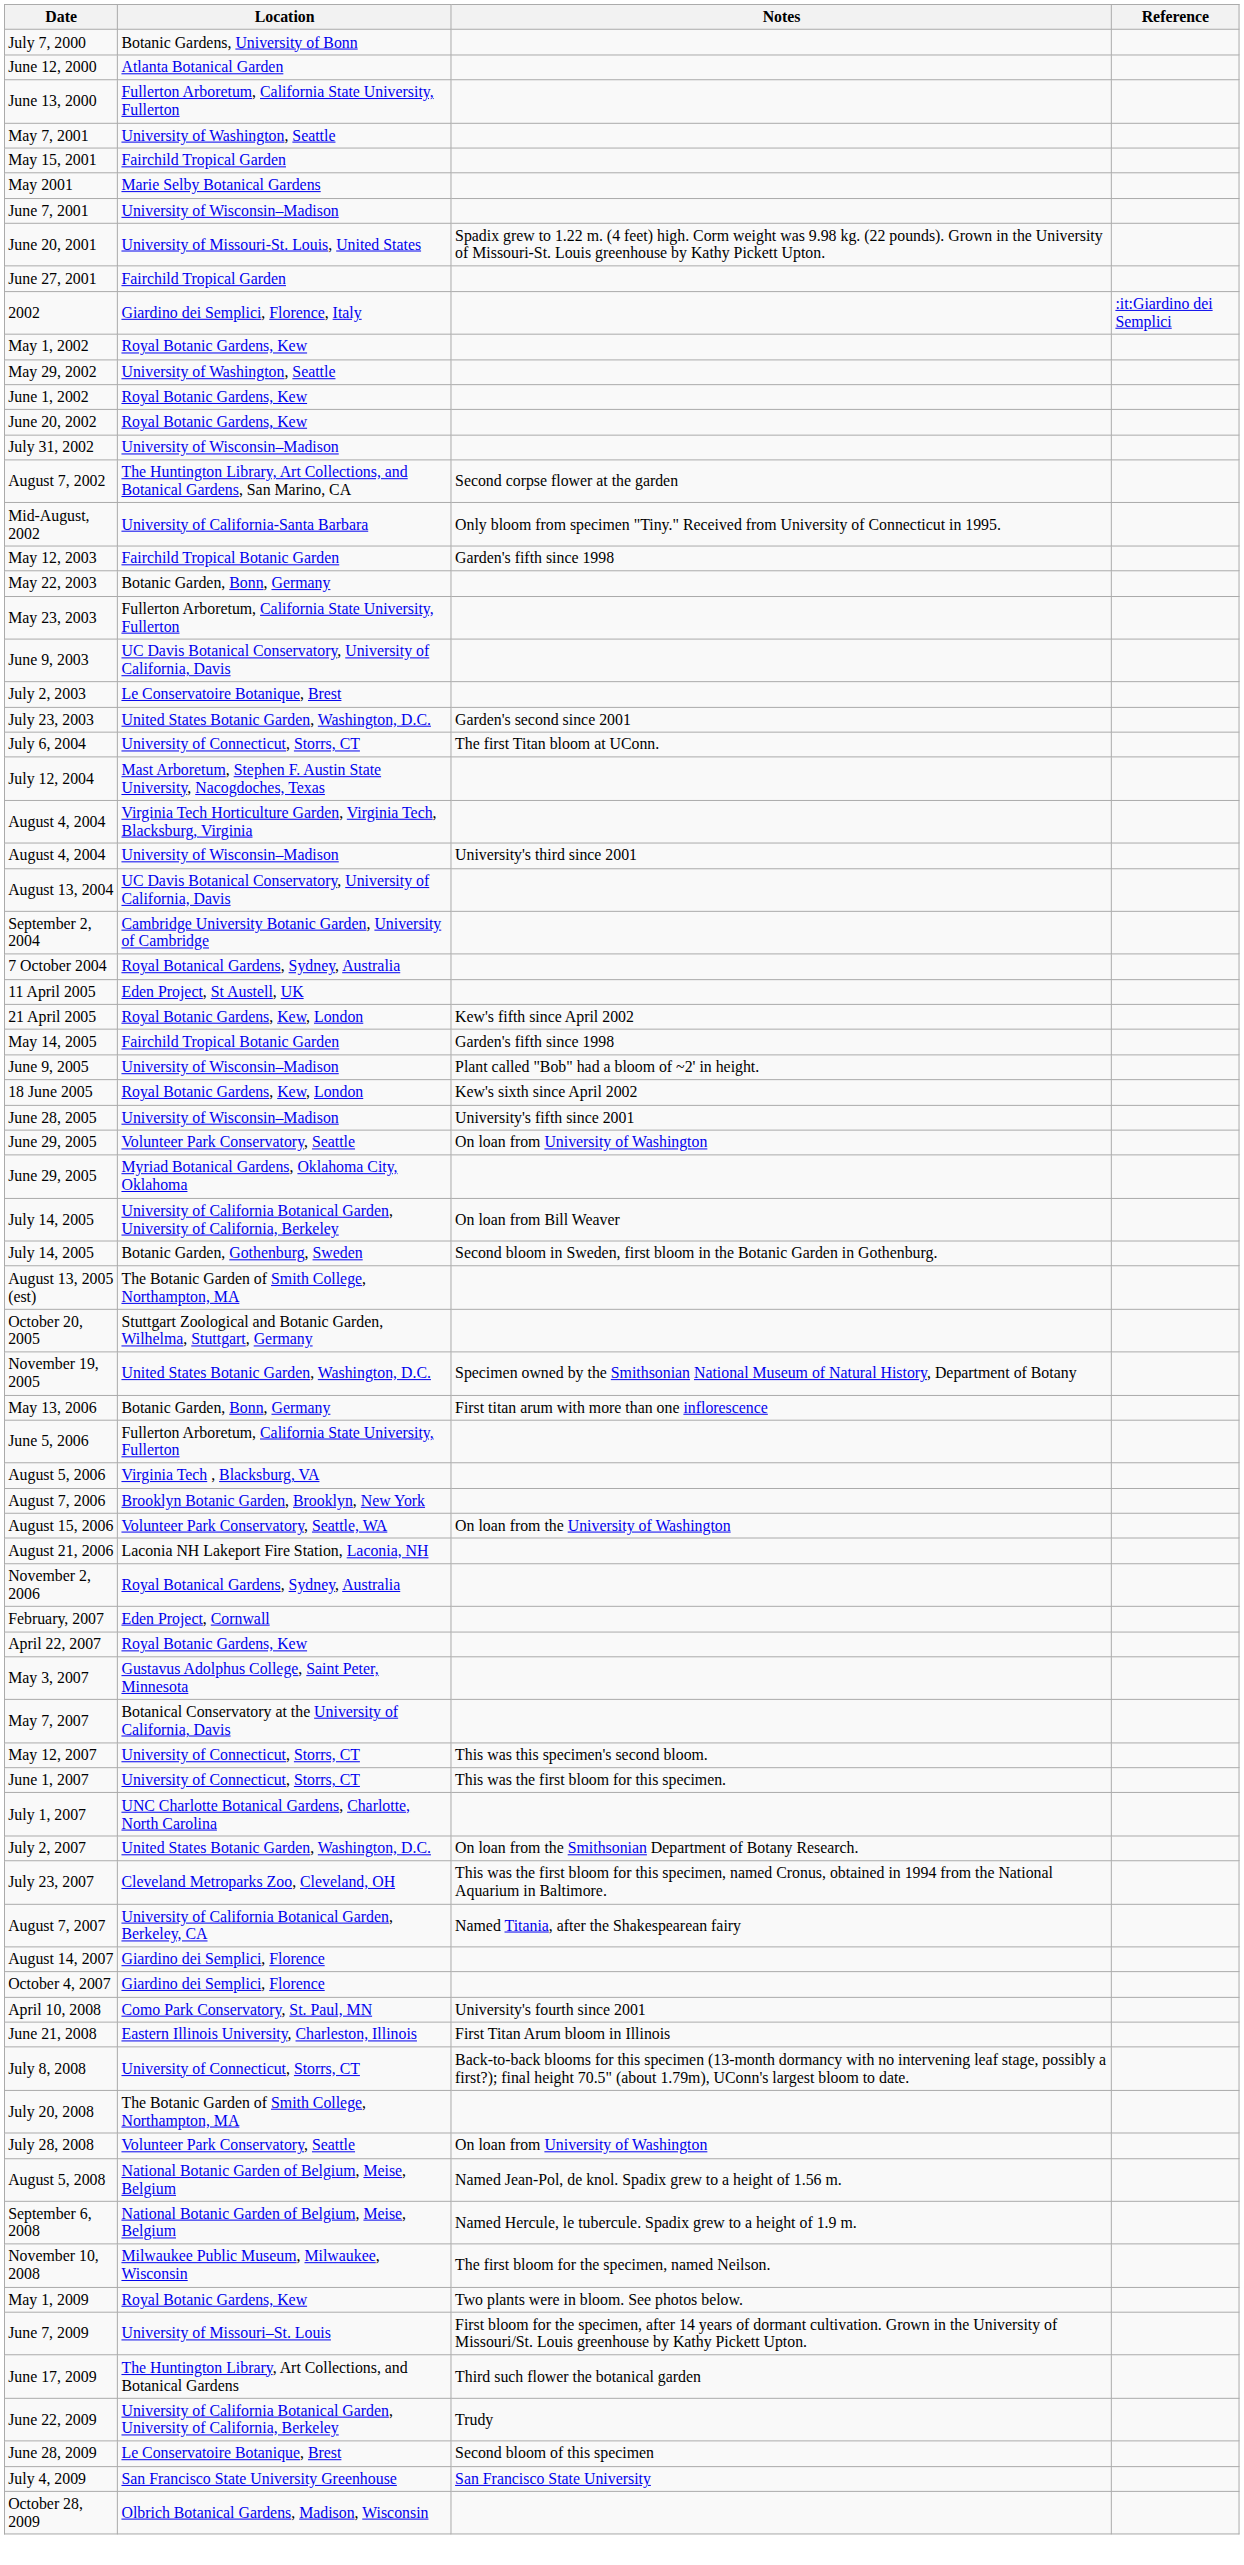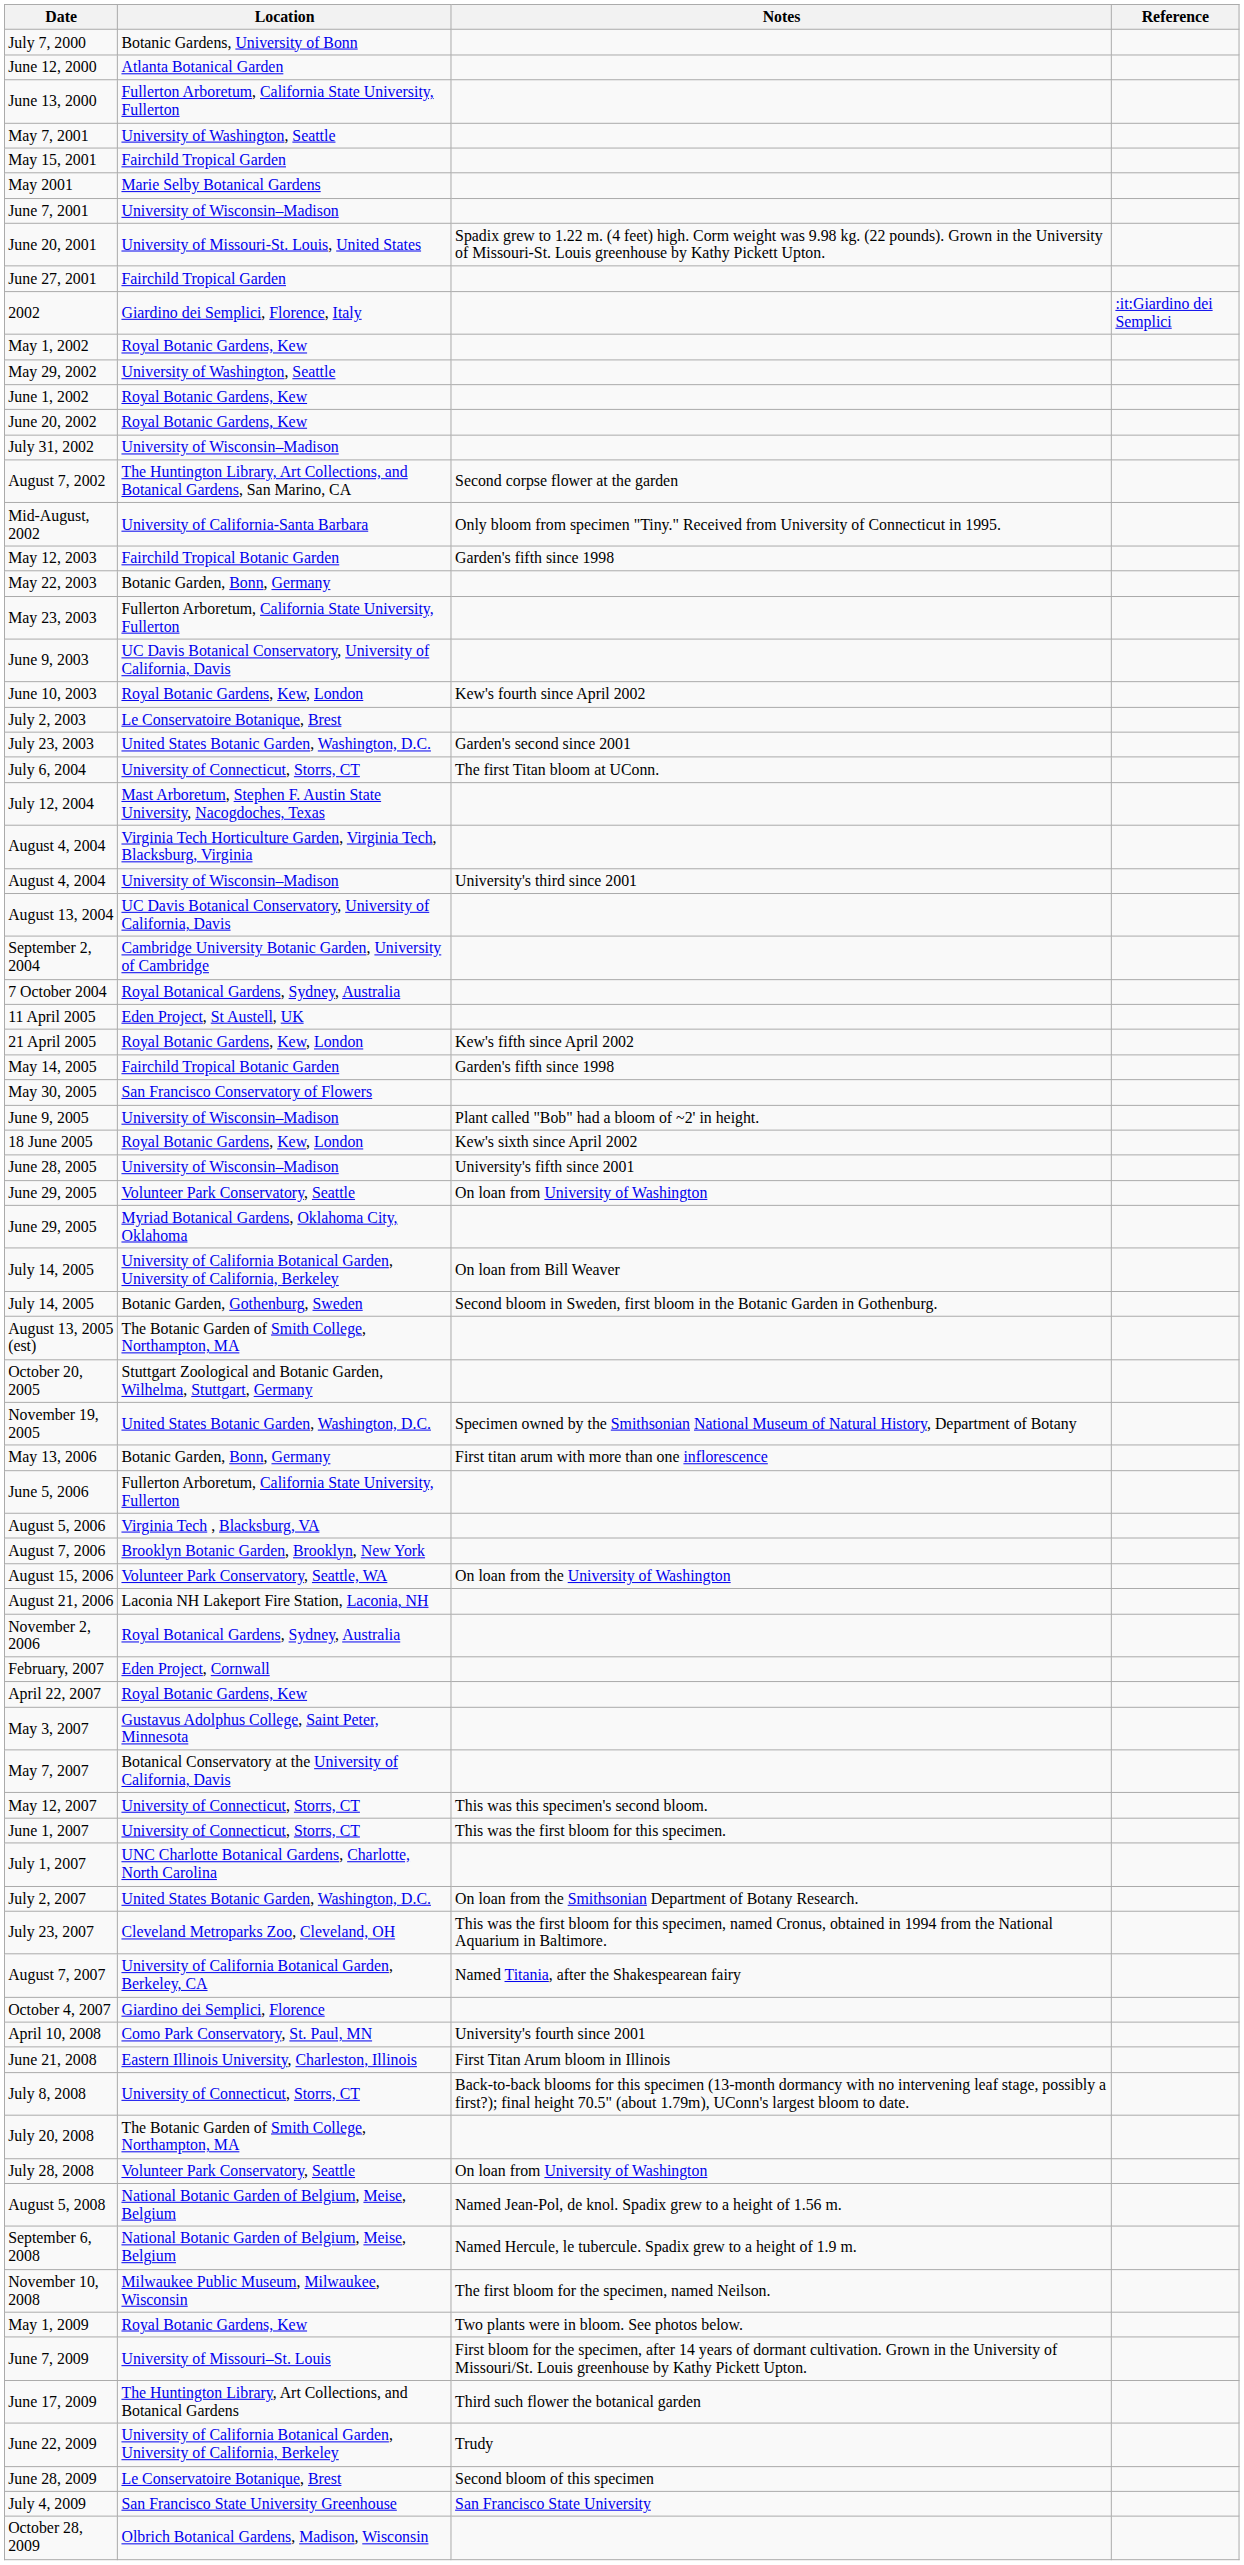+ row: (52, 694)
+ row: (52, 1092)
- row: (61, 1959)
